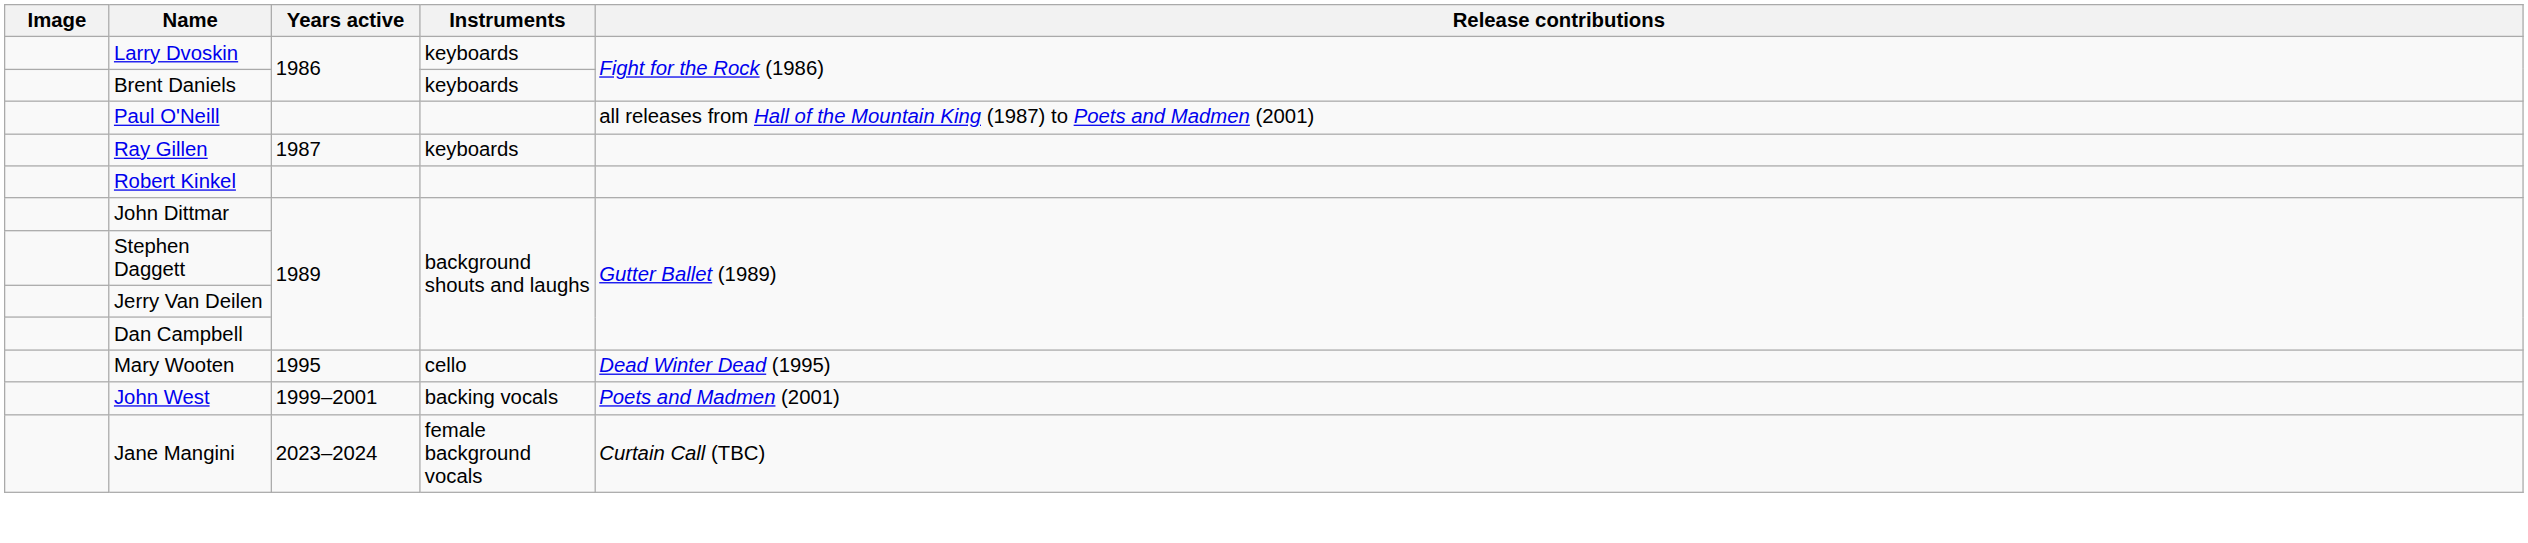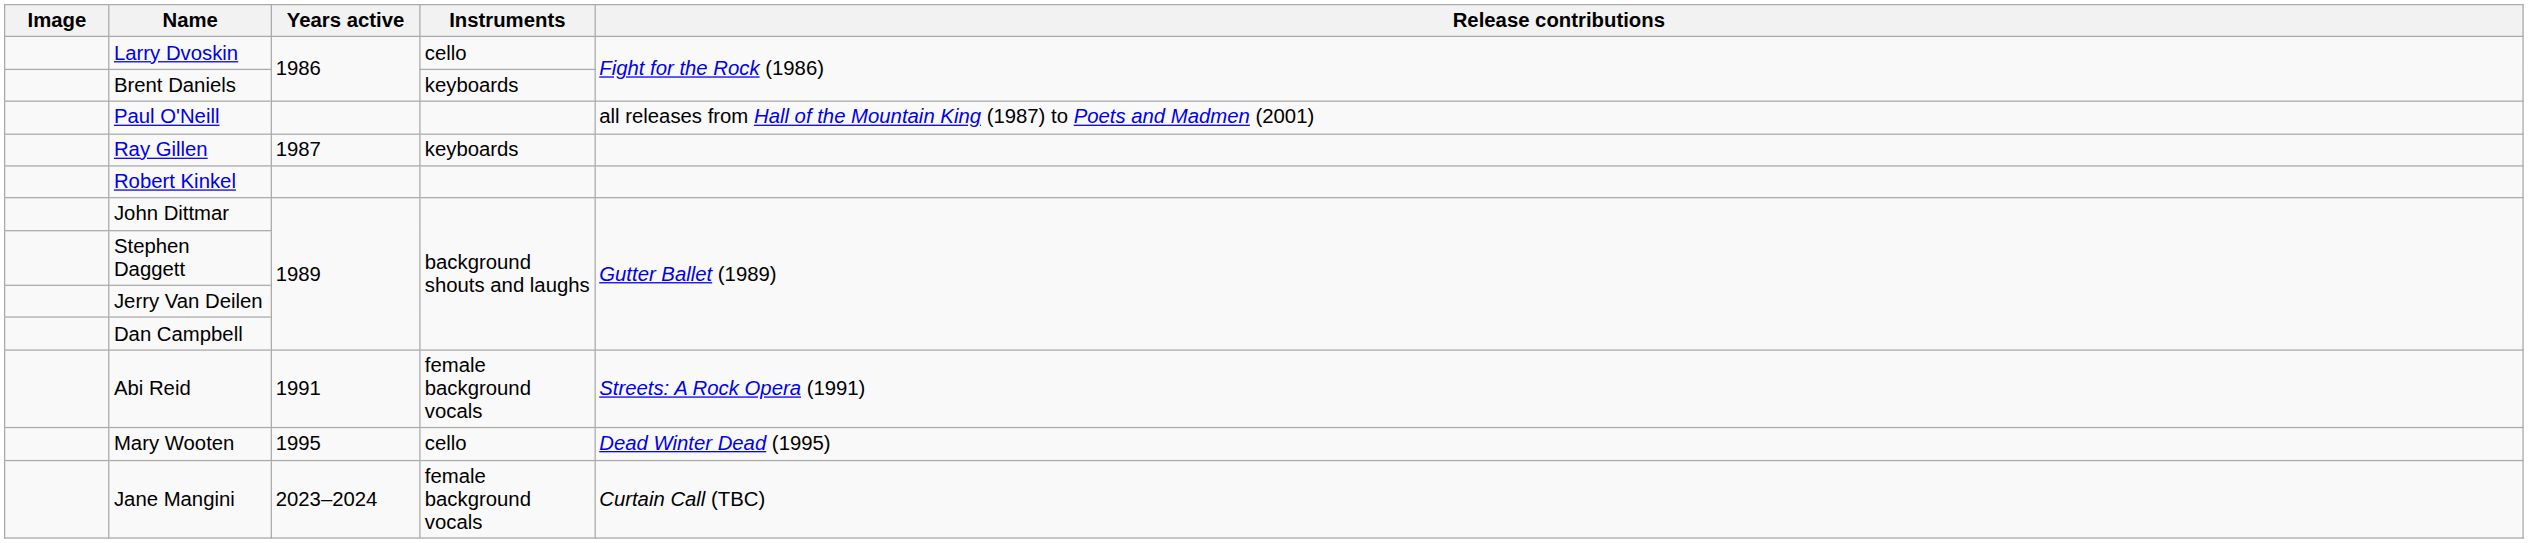(472, 52) keyboards -> (446, 52) cello
+ row: (152, 388)
- row: (162, 397)
